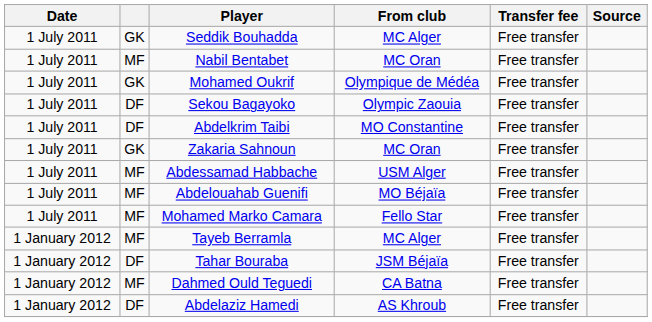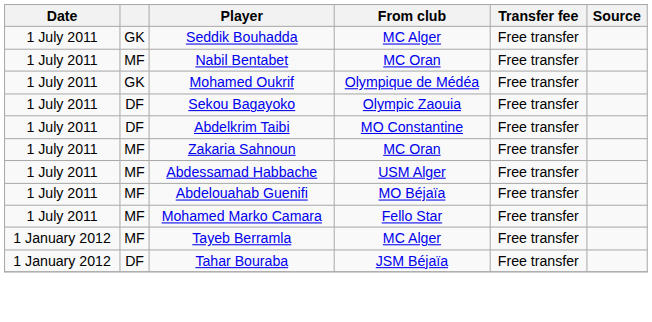(135, 149) GK -> (135, 149) MF
- row: (242, 283)
- row: (242, 305)
